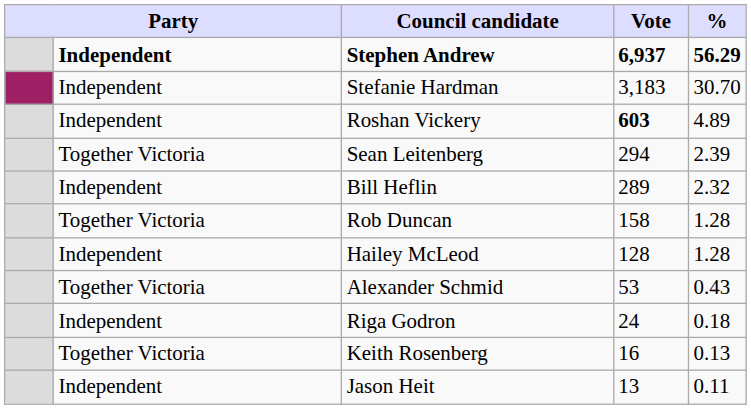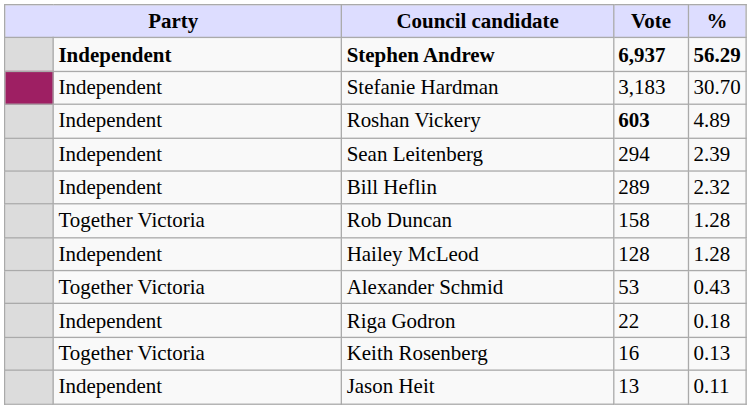(132, 154) Together Victoria -> (110, 154) Independent
(629, 320) 24 -> (629, 320) 22
